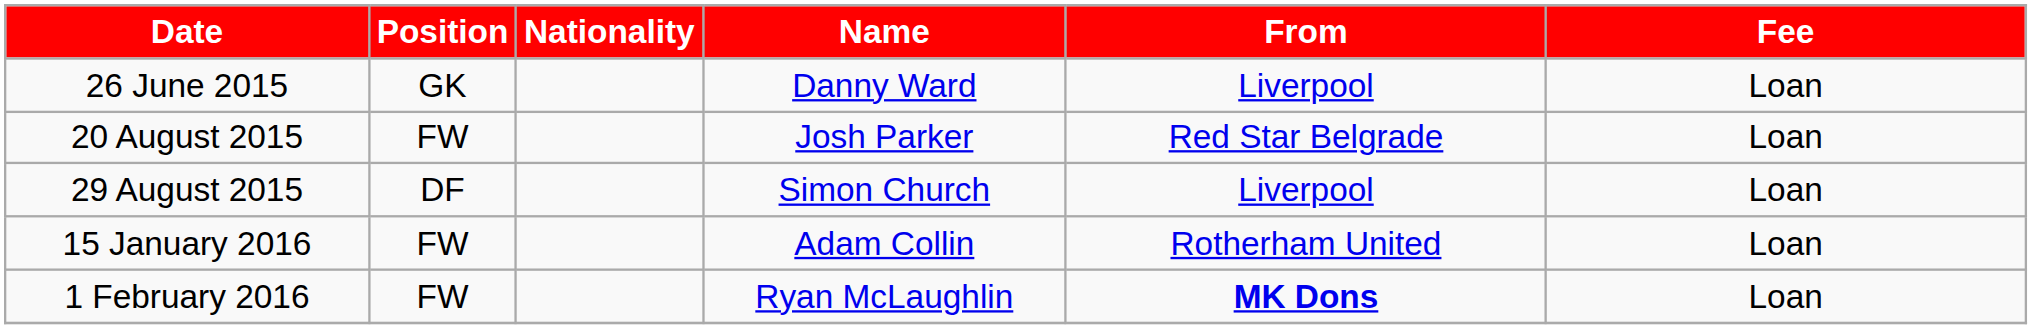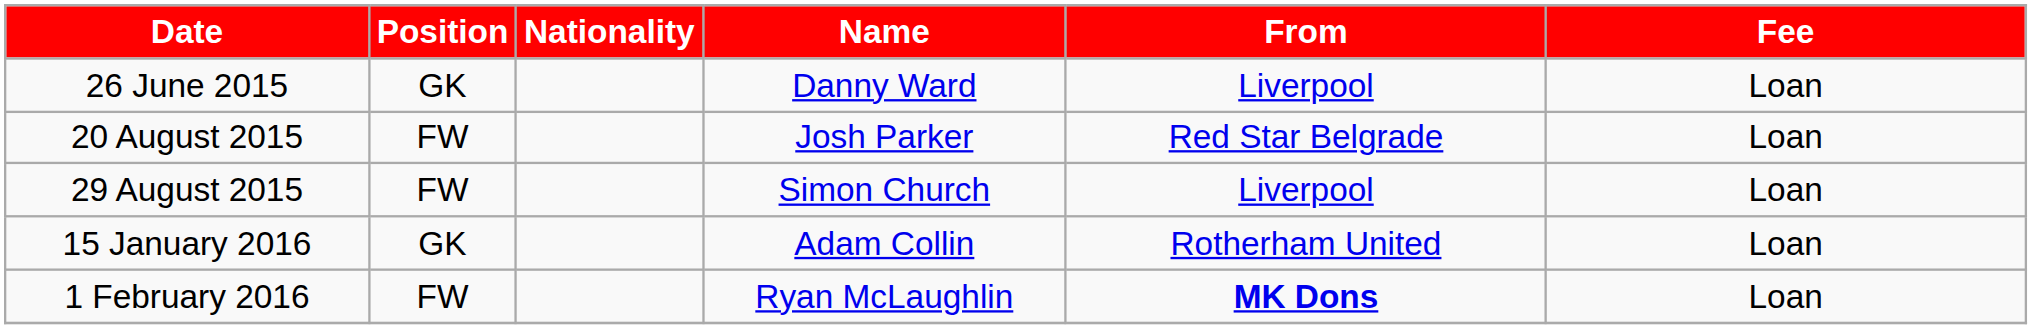(442, 190) DF -> (442, 190) FW
(442, 243) FW -> (442, 243) GK
